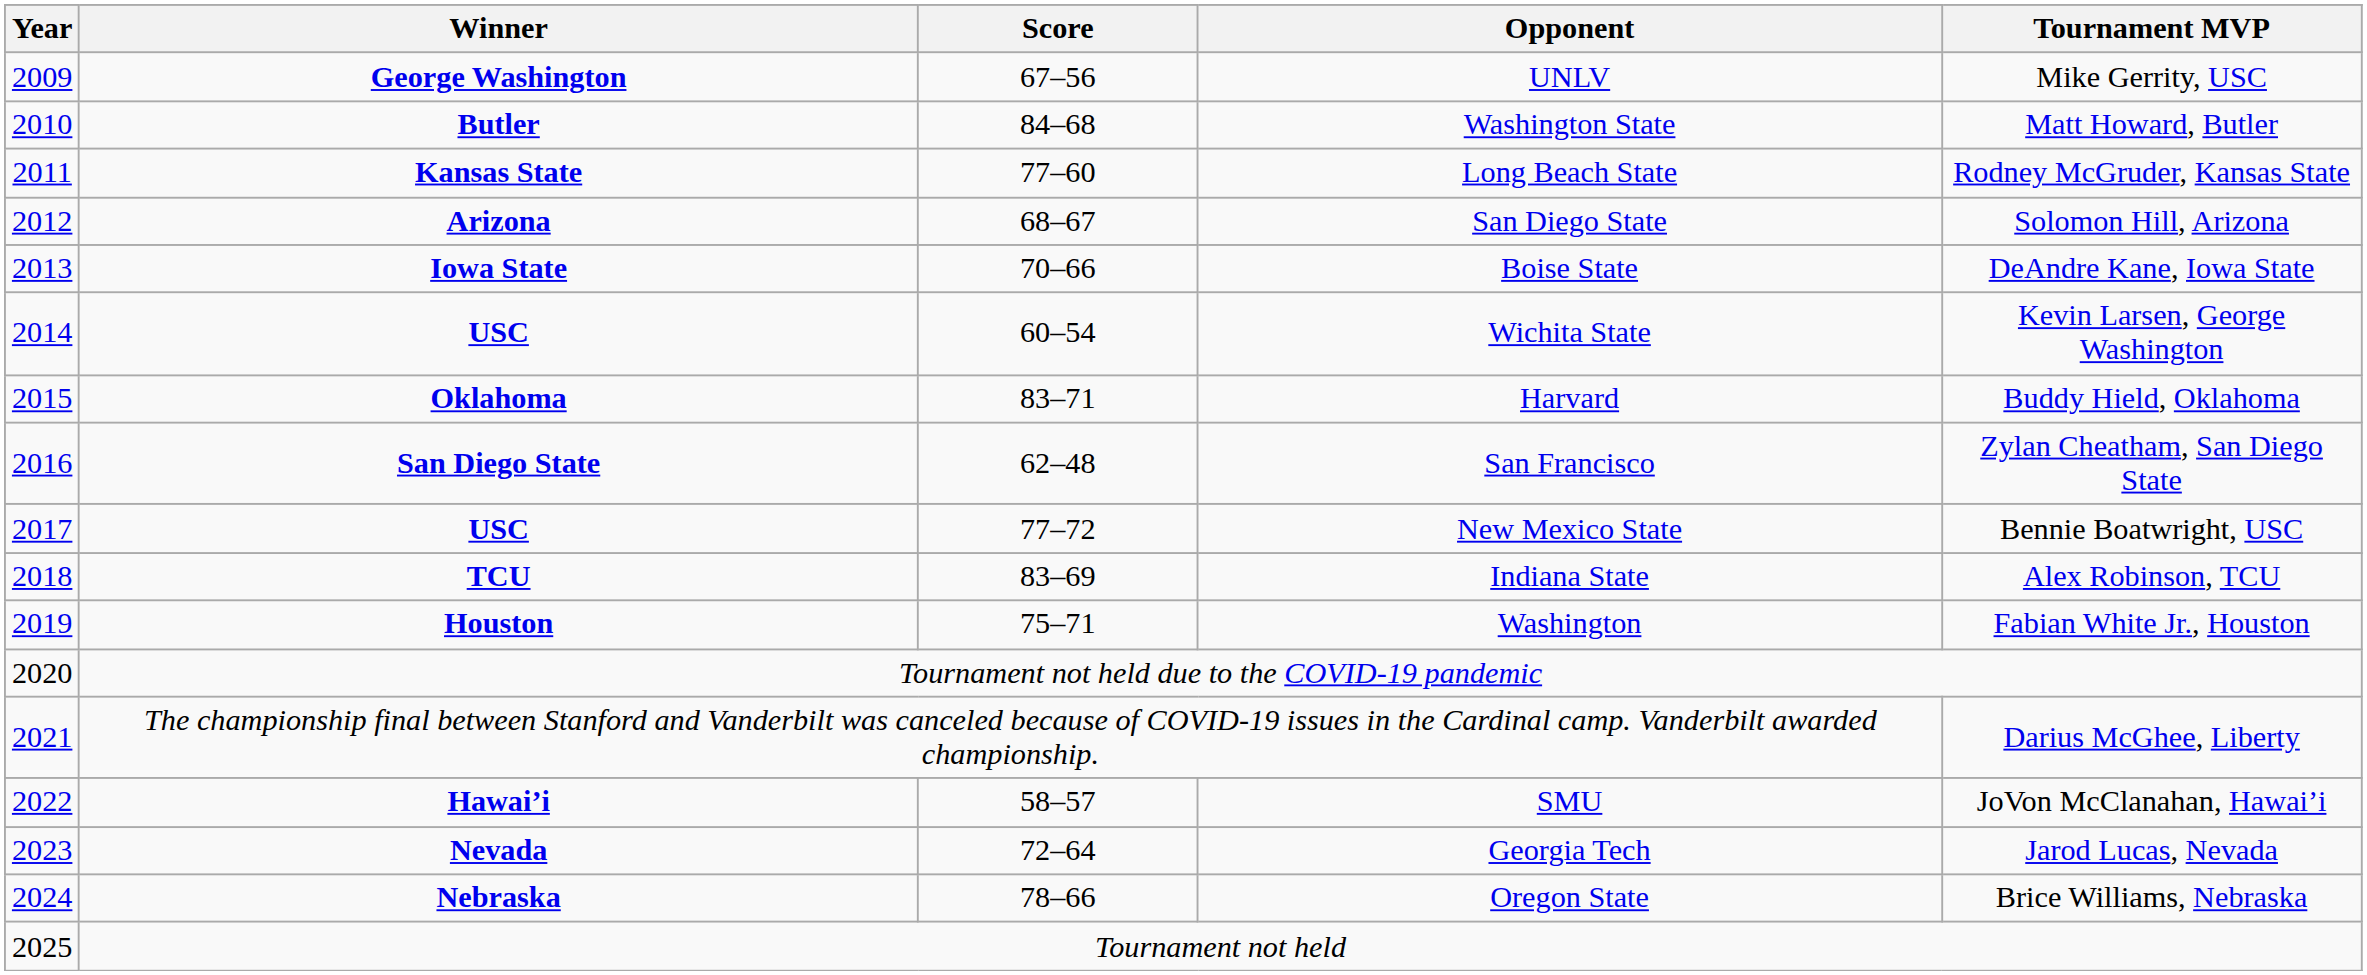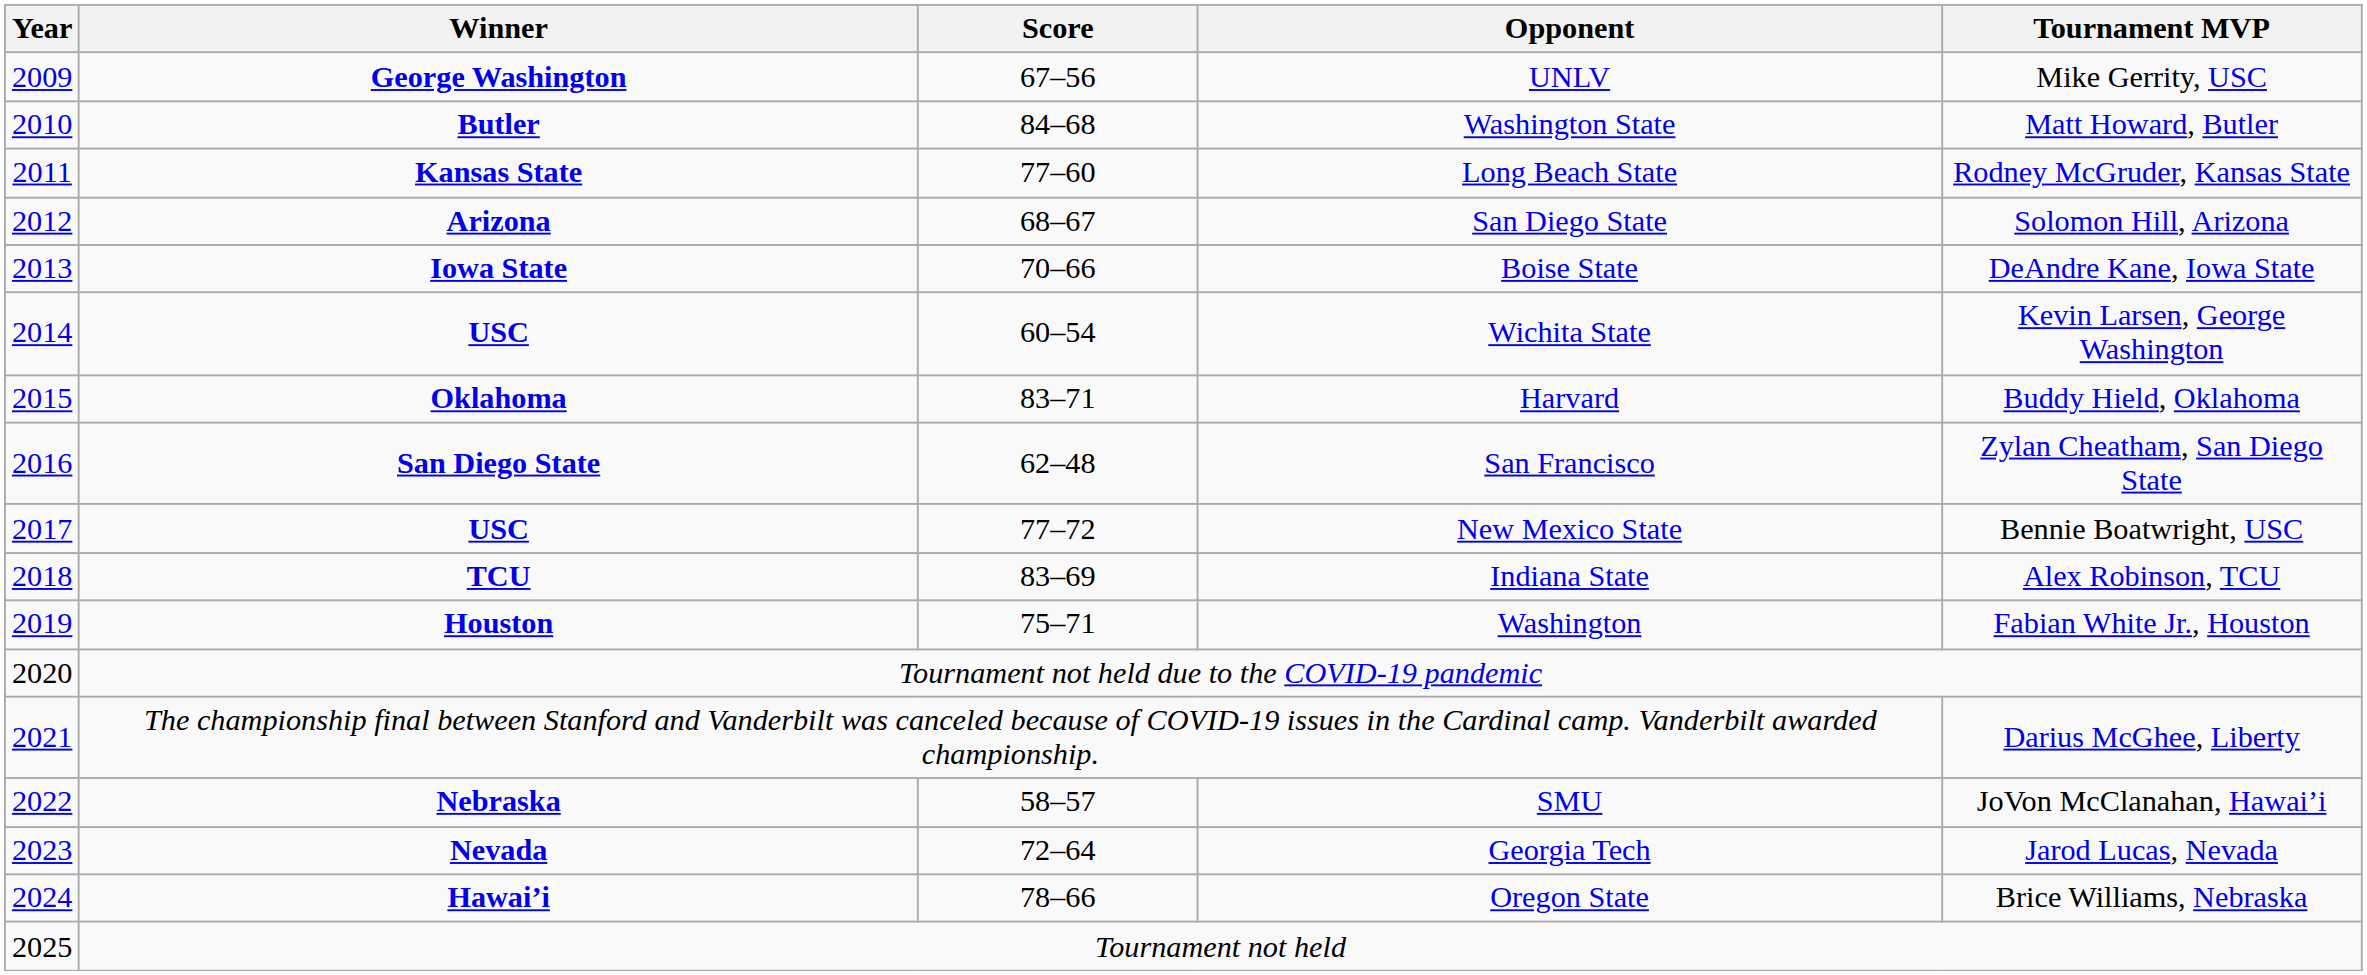(499, 801) Hawai’i -> (499, 801) Nebraska
(499, 897) Nebraska -> (499, 897) Hawai’i
